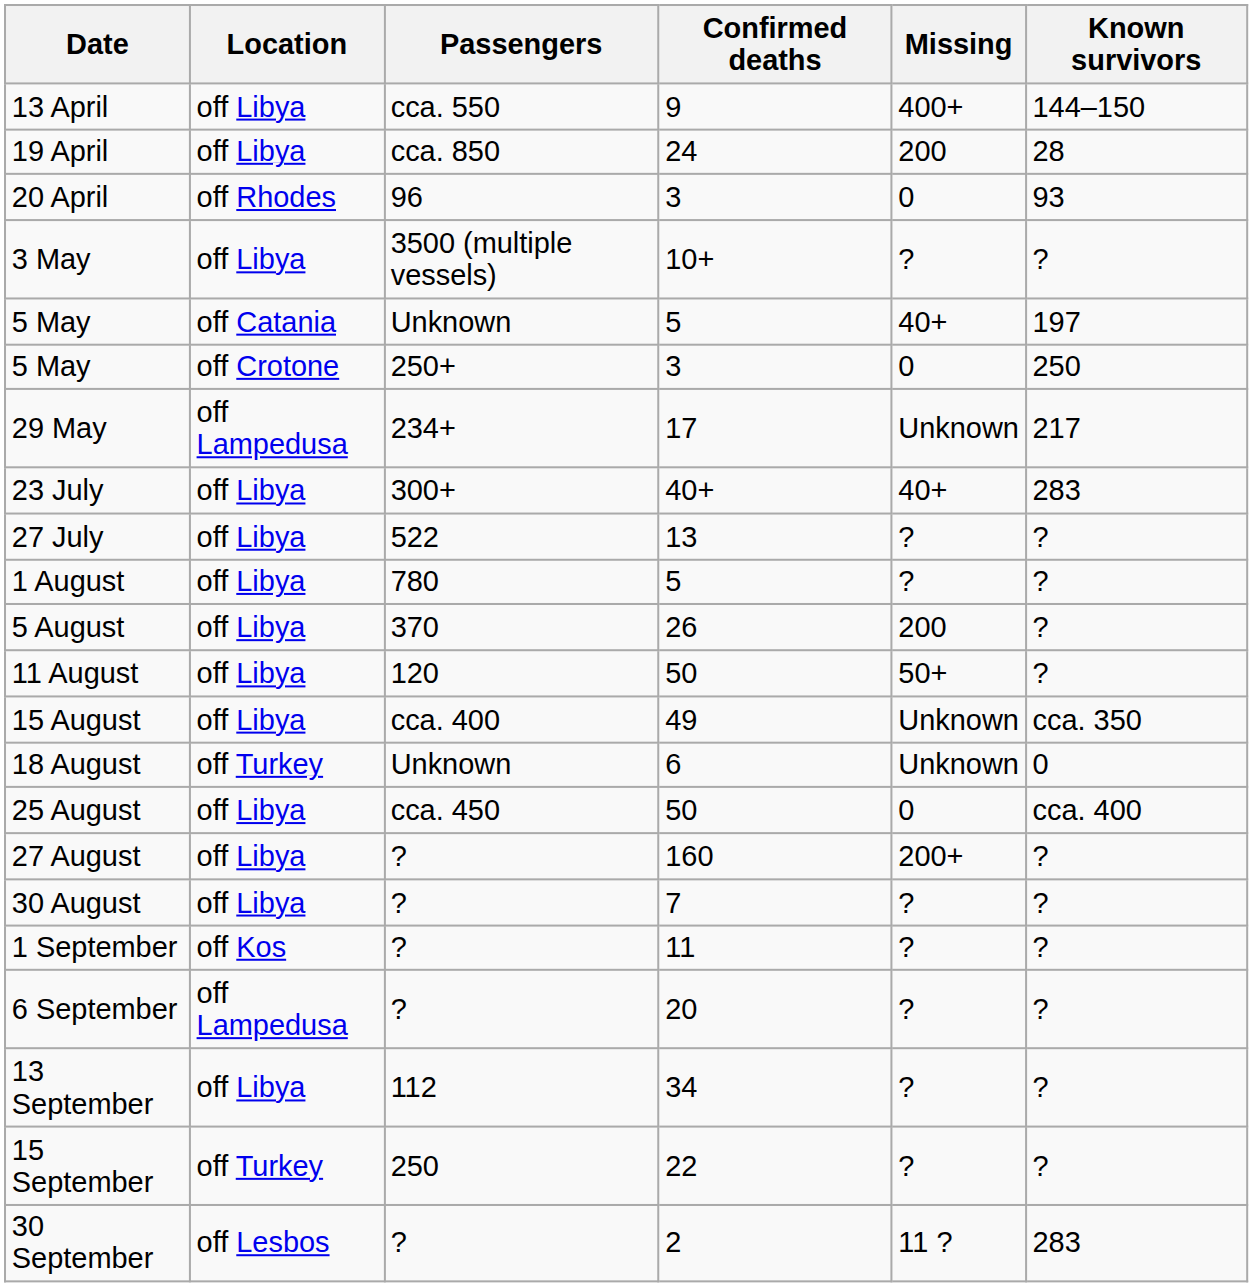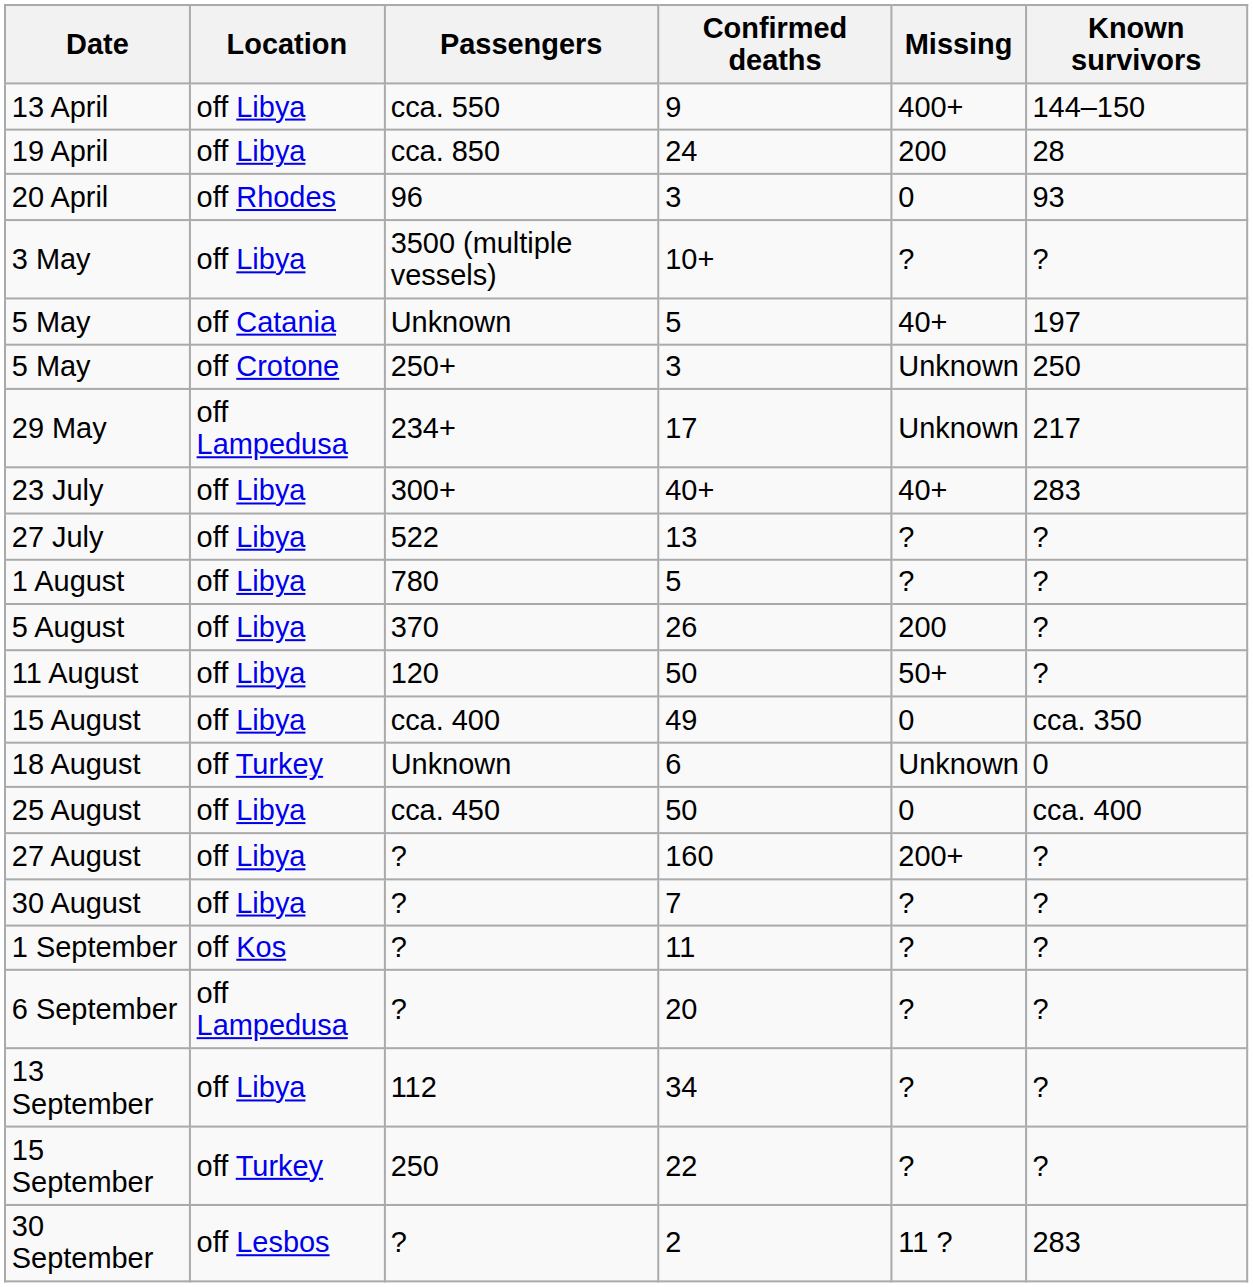(906, 367) 0 -> (959, 367) Unknown
(959, 719) Unknown -> (906, 719) 0
